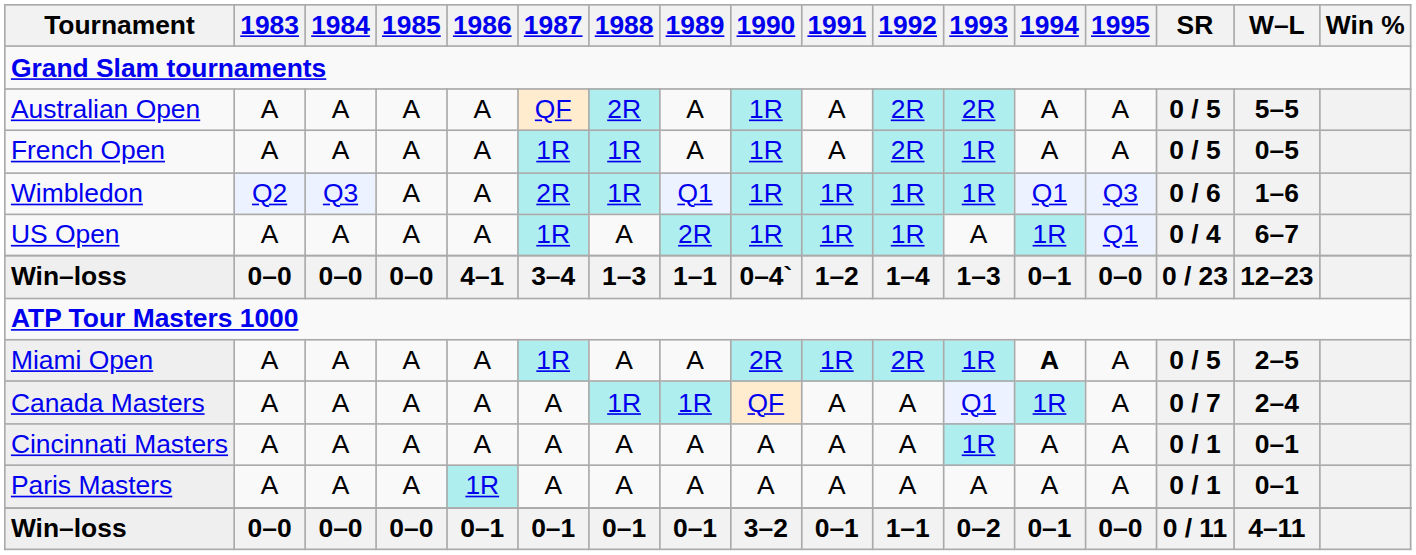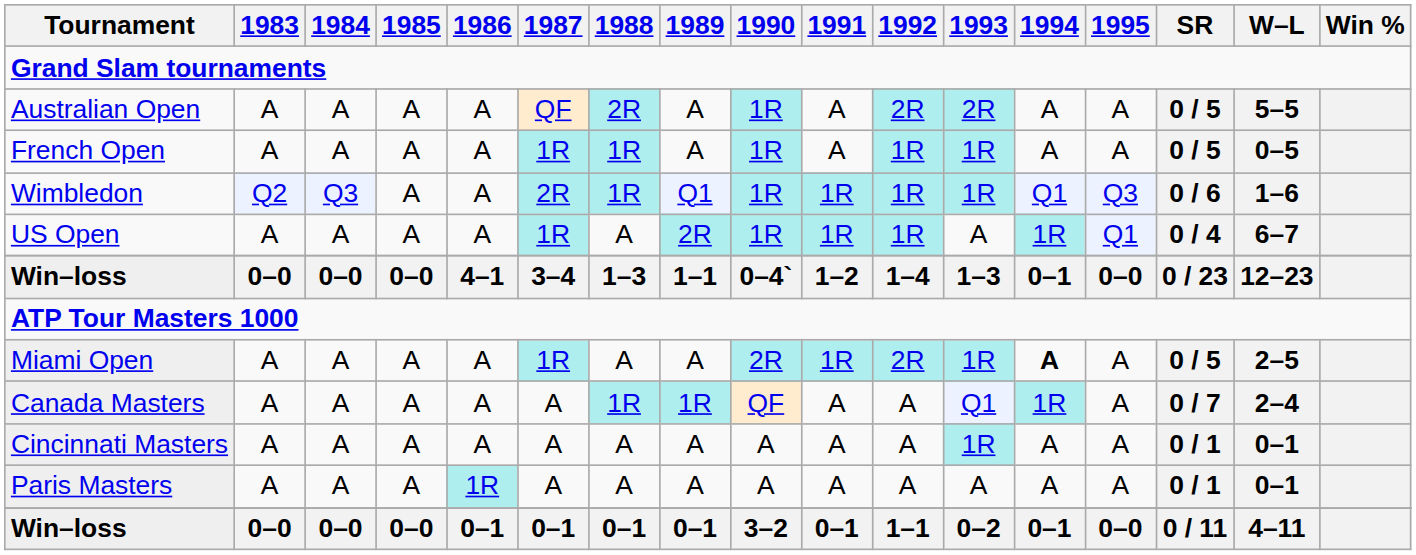(908, 151) 2R -> (908, 151) 1R
